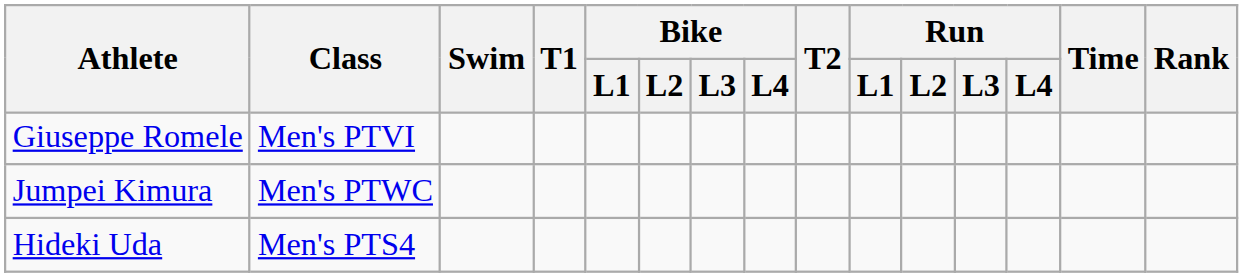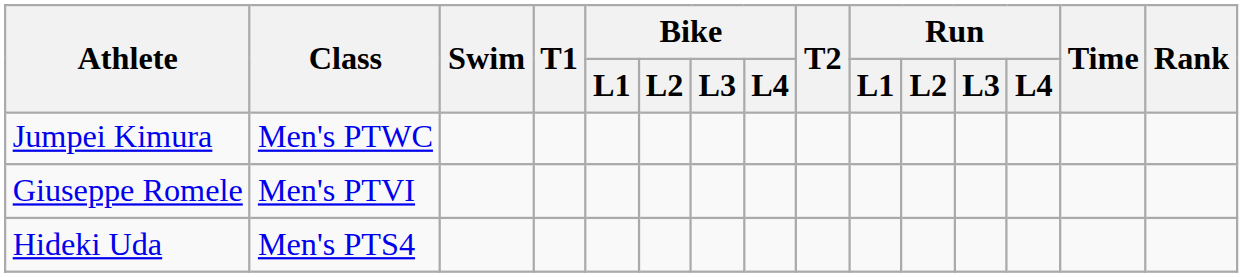rows swapped: (113, 191) <-> (128, 137)
